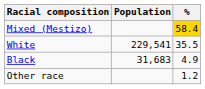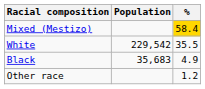(151, 44) 229,541 -> (151, 44) 229,542
(154, 60) 31,683 -> (154, 60) 35,683
